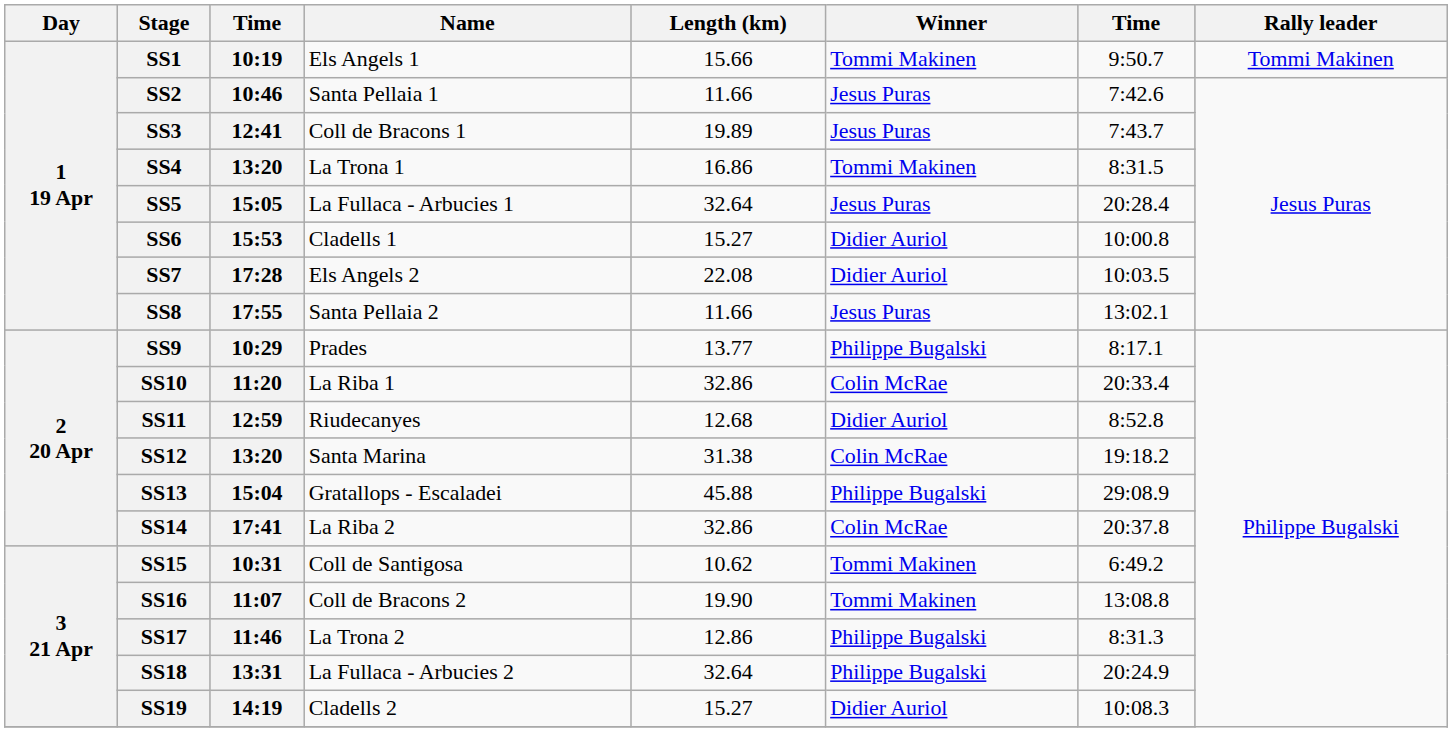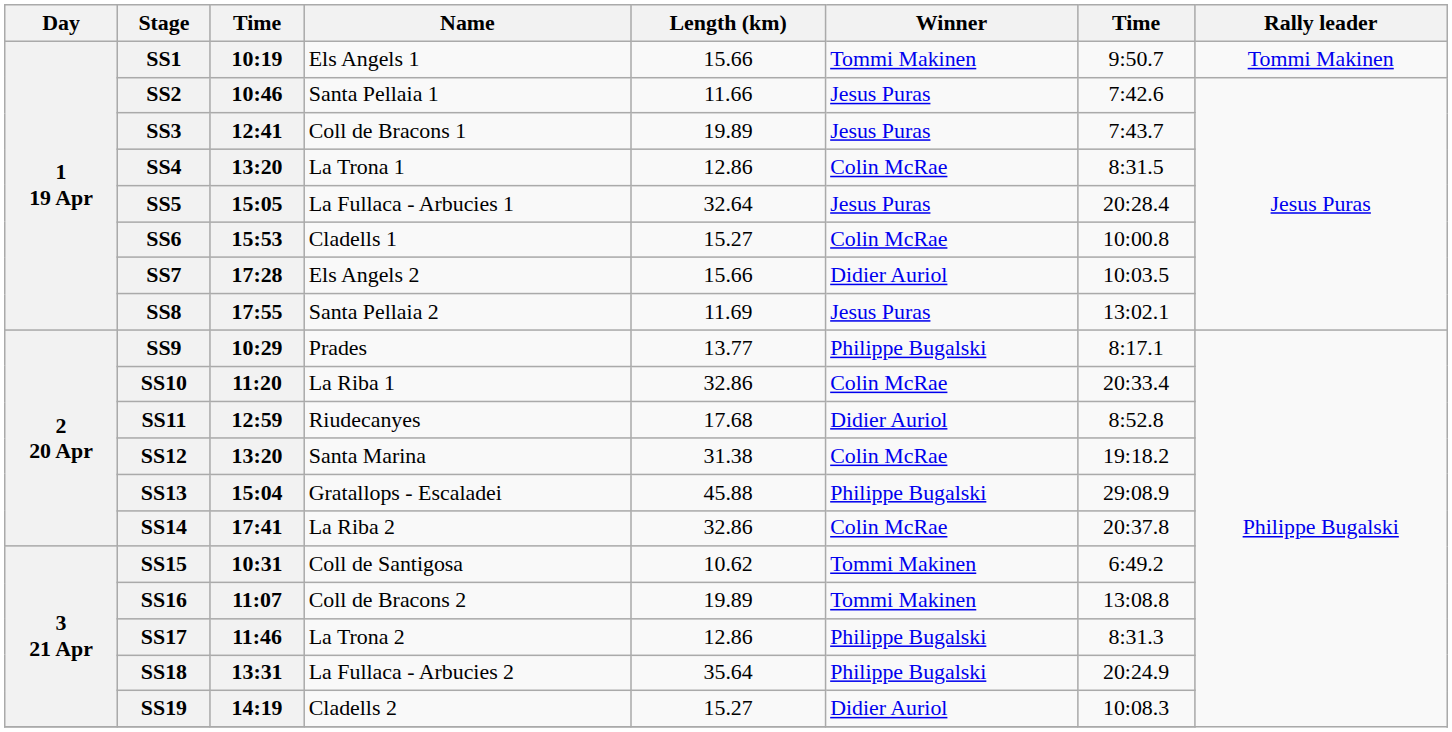(728, 167) 16.86 -> (728, 167) 12.86
(903, 167) Tommi Makinen -> (889, 167) Colin McRae
(889, 239) Didier Auriol -> (889, 239) Colin McRae
(728, 275) 22.08 -> (728, 275) 15.66
(728, 311) 11.66 -> (728, 311) 11.69
(728, 420) 12.68 -> (728, 420) 17.68
(728, 600) 19.90 -> (728, 600) 19.89
(728, 672) 32.64 -> (728, 672) 35.64
